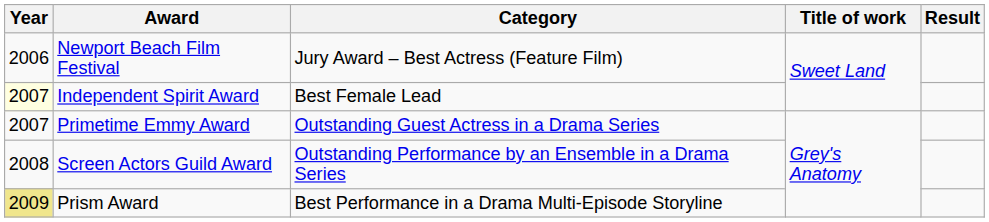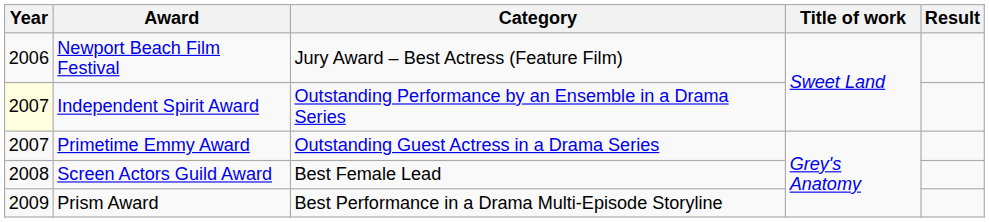(368, 96) Best Female Lead -> (512, 106) Outstanding Performance by an Ensemble in a Drama Series
(512, 164) Outstanding Performance by an Ensemble in a Drama Series -> (368, 174) Best Female Lead
(29, 202) khaki background -> (29, 202) no background
